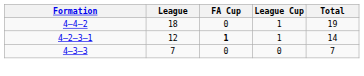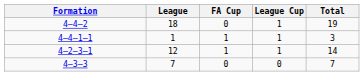+ row: (75, 38)
(226, 38) bold -> (226, 51) normal
